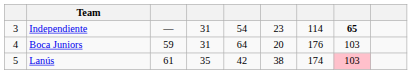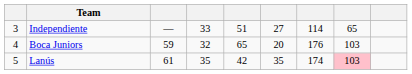(205, 28) 31 -> (205, 28) 33
(242, 28) 54 -> (242, 28) 51
(279, 28) 23 -> (279, 28) 27
(352, 28) bold -> (352, 28) normal
(205, 45) 31 -> (205, 45) 32
(242, 45) 64 -> (242, 45) 65
(279, 61) 38 -> (279, 61) 35
